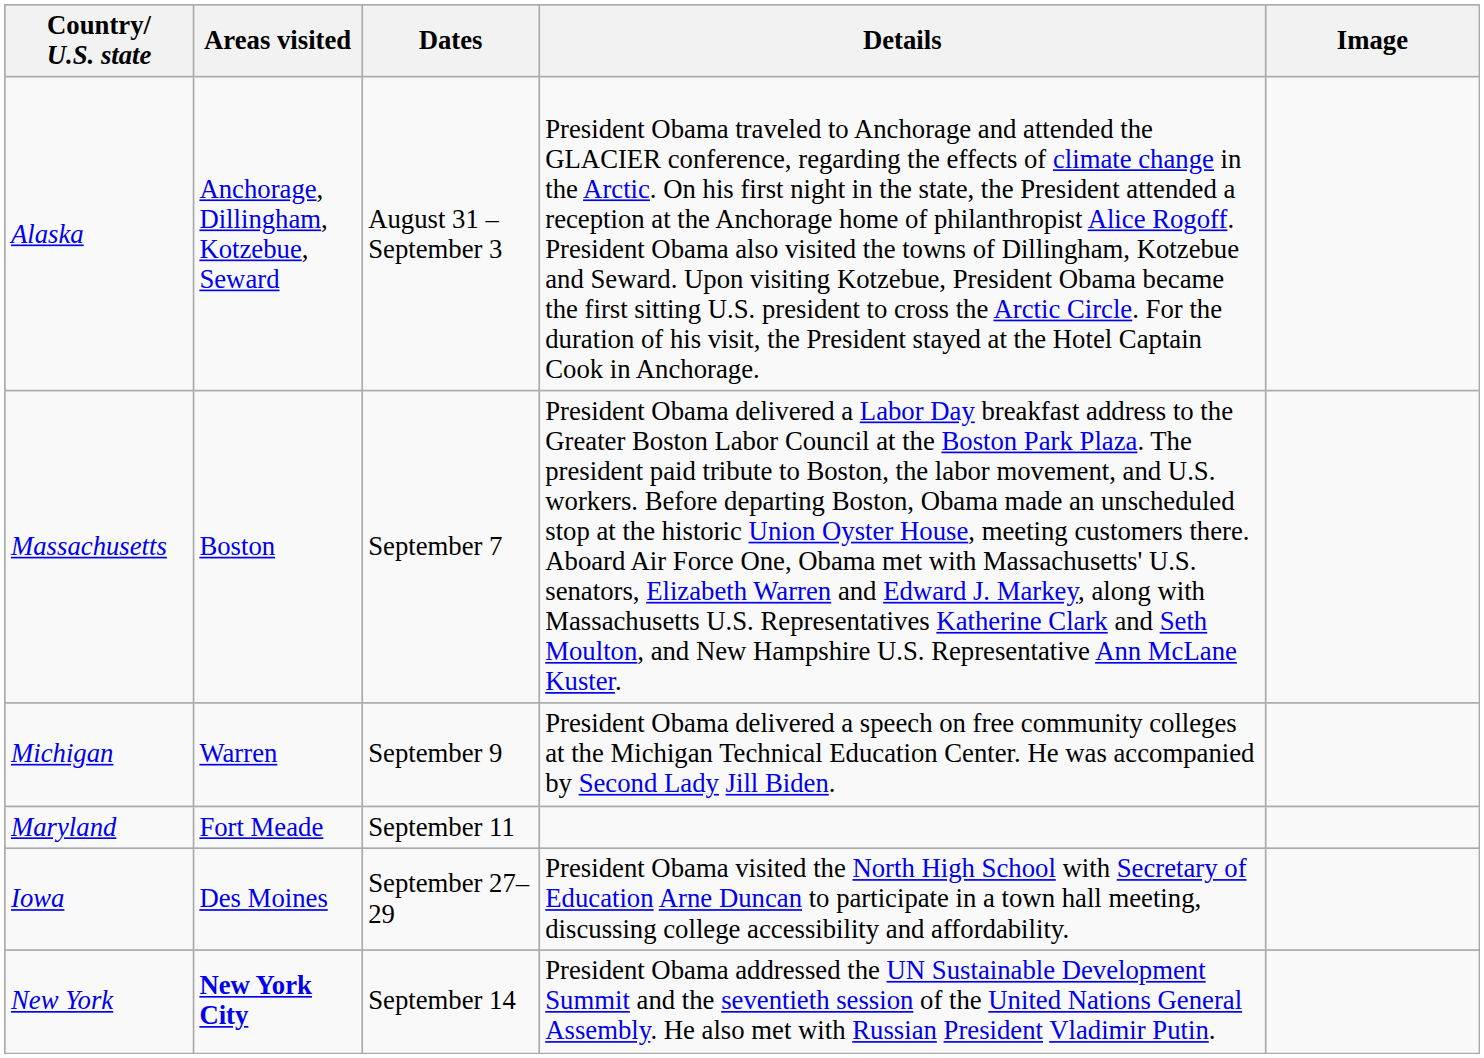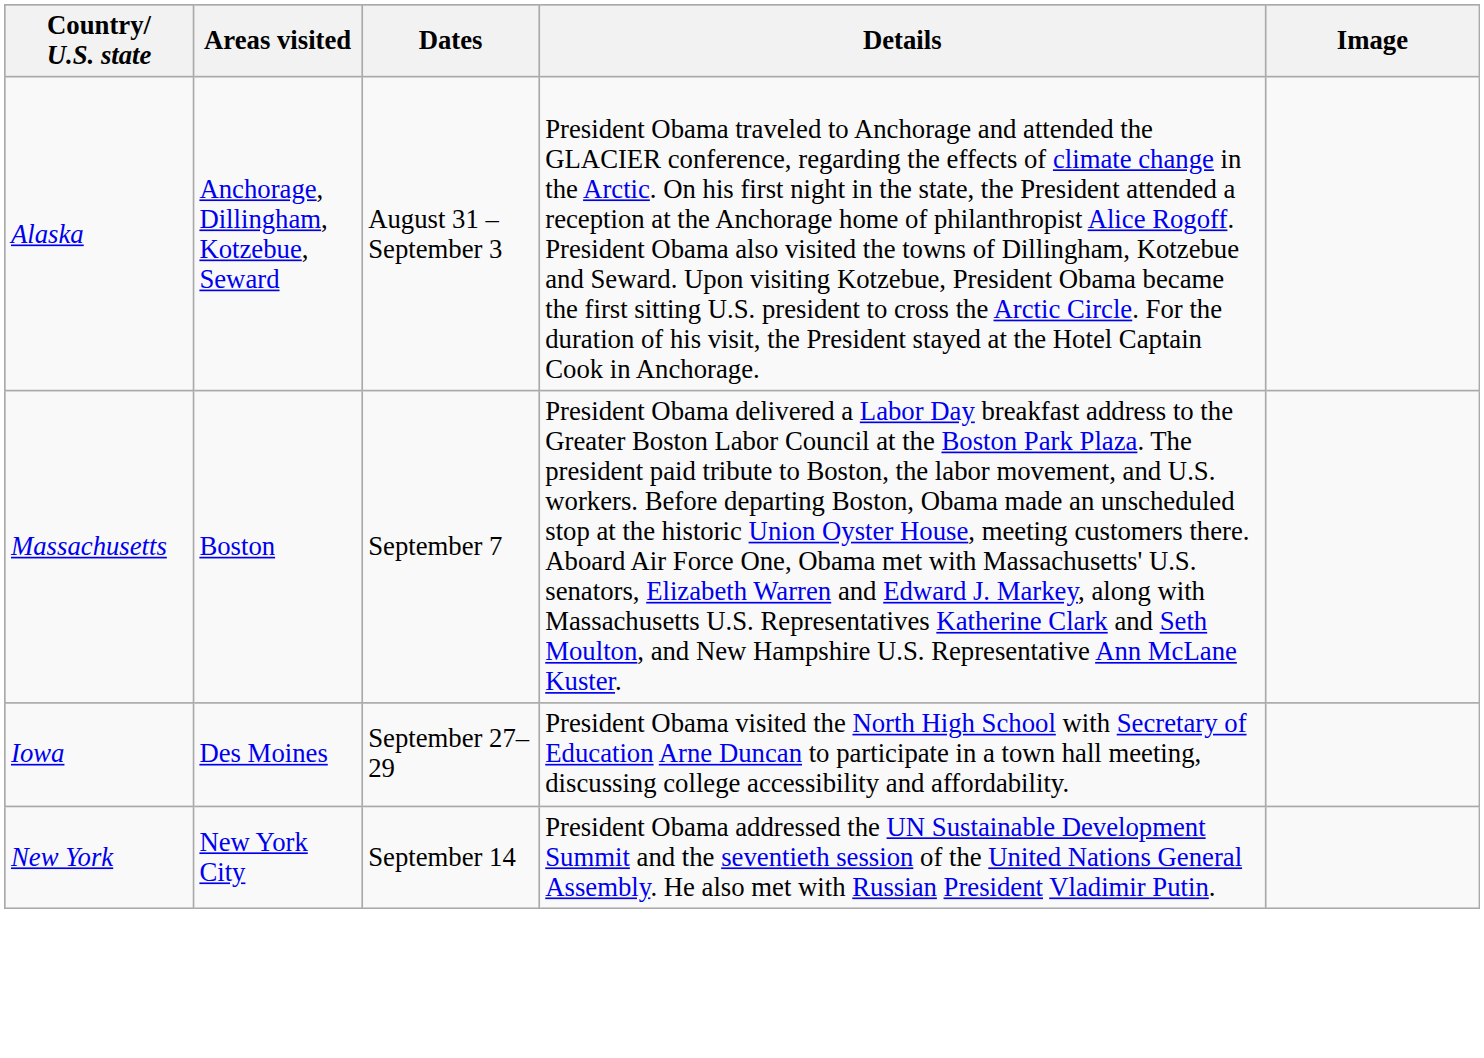- row: (62, 754)
- row: (64, 826)
(256, 1001) bold -> (254, 856) normal
